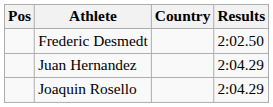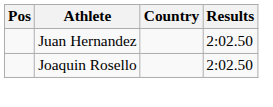- row: (93, 41)
(241, 65) 2:04.29 -> (230, 41) 2:02.50
(241, 89) 2:04.29 -> (230, 65) 2:02.50
